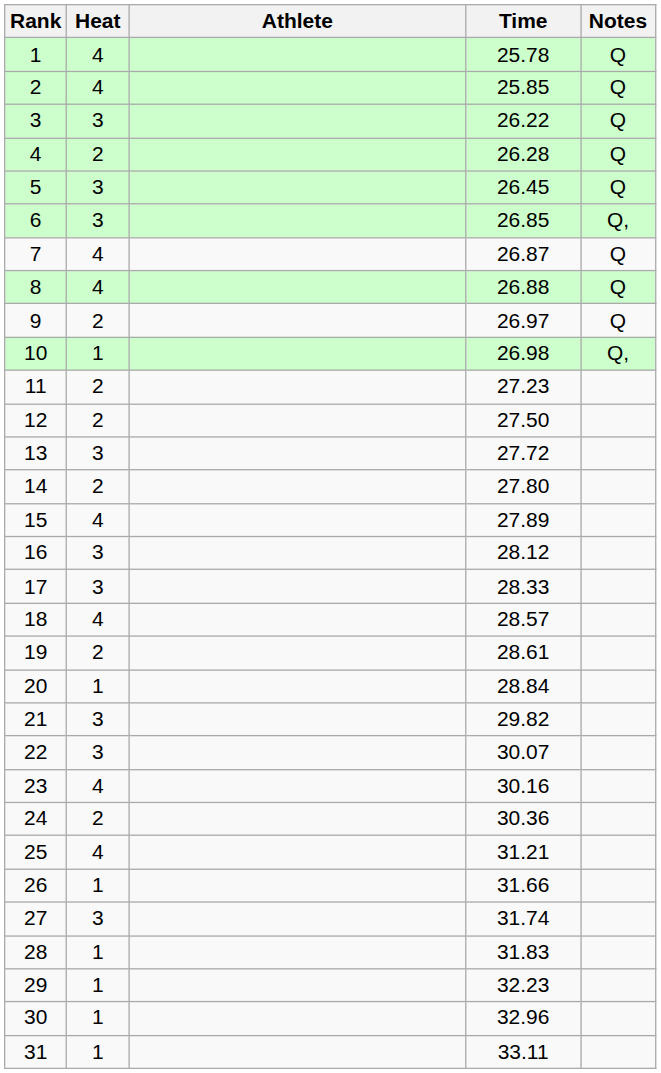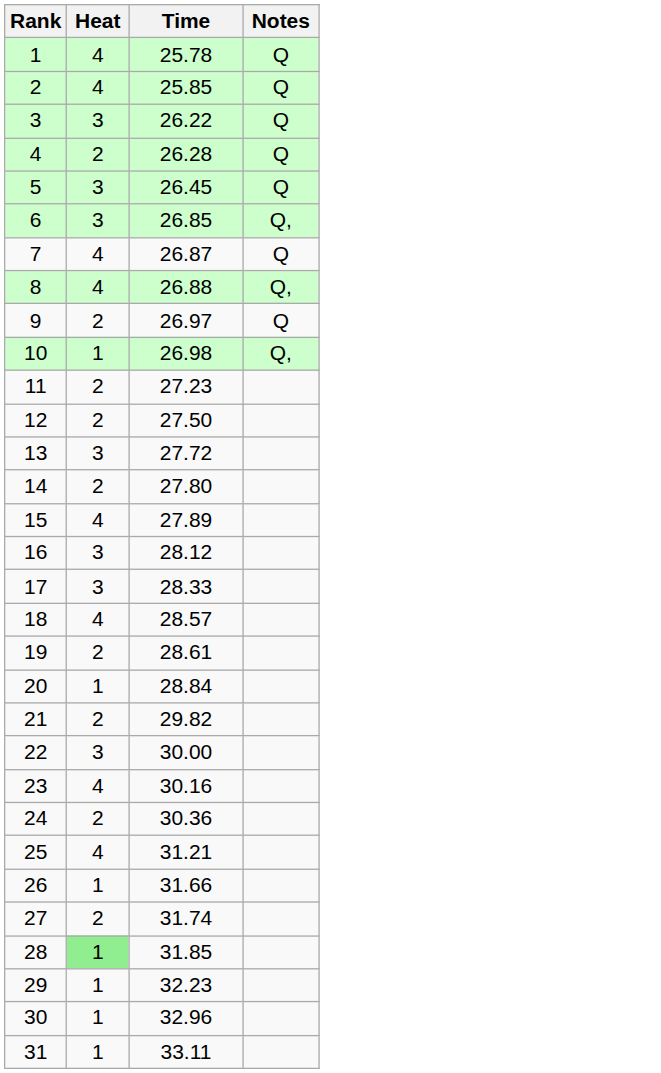- column: (297, 21)
(618, 287) Q -> (281, 287) Q,
(98, 719) 3 -> (98, 719) 2
(523, 752) 30.07 -> (186, 752) 30.00
(98, 918) 3 -> (98, 918) 2
(98, 951) no background -> (98, 951) lightgreen background
(523, 951) 31.83 -> (186, 951) 31.85
